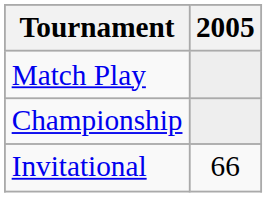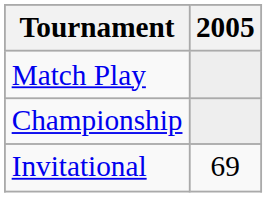(225, 167) 66 -> (225, 167) 69
